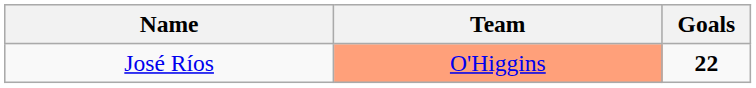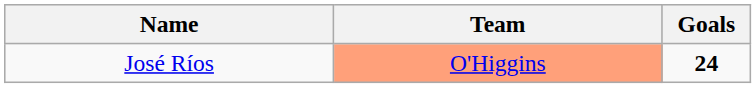(706, 62) 22 -> (706, 62) 24
